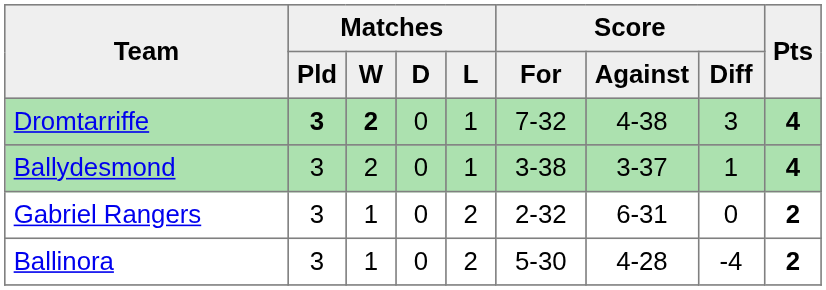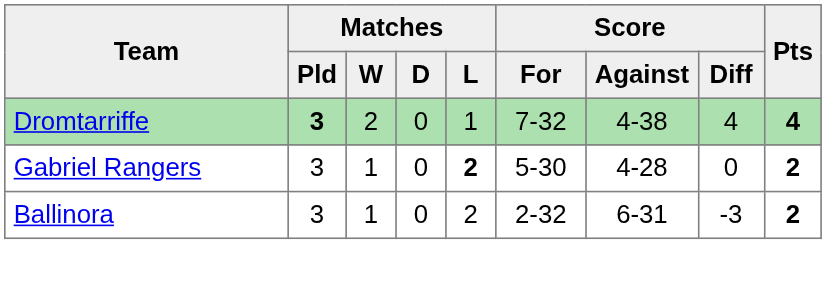(371, 121) bold -> (371, 121) normal
(731, 121) 3 -> (731, 121) 4
- row: (95, 167)
(471, 214) normal -> (471, 167) bold
(541, 214) 2-32 -> (541, 167) 5-30
(642, 214) 6-31 -> (642, 167) 4-28
(541, 261) 5-30 -> (541, 214) 2-32
(642, 261) 4-28 -> (642, 214) 6-31
(731, 261) -4 -> (731, 214) -3
